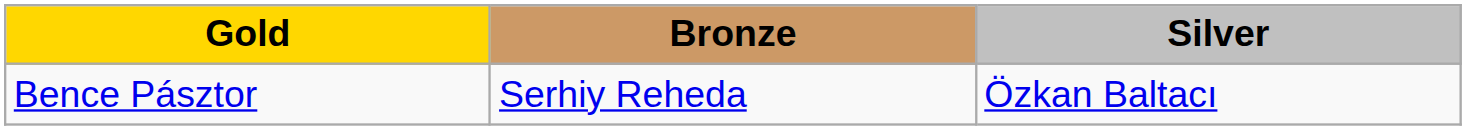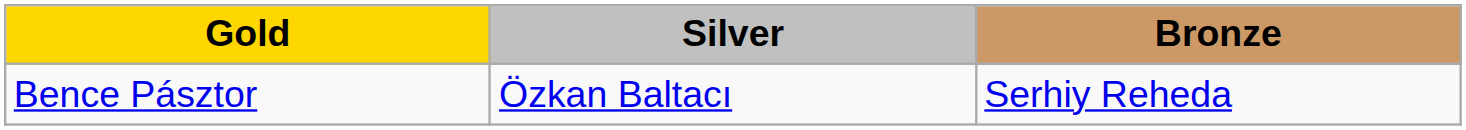columns swapped: (1218, 34) <-> (733, 34)
